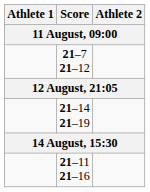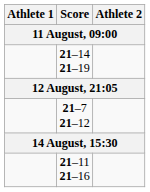rows swapped: (75, 61) <-> (75, 116)
